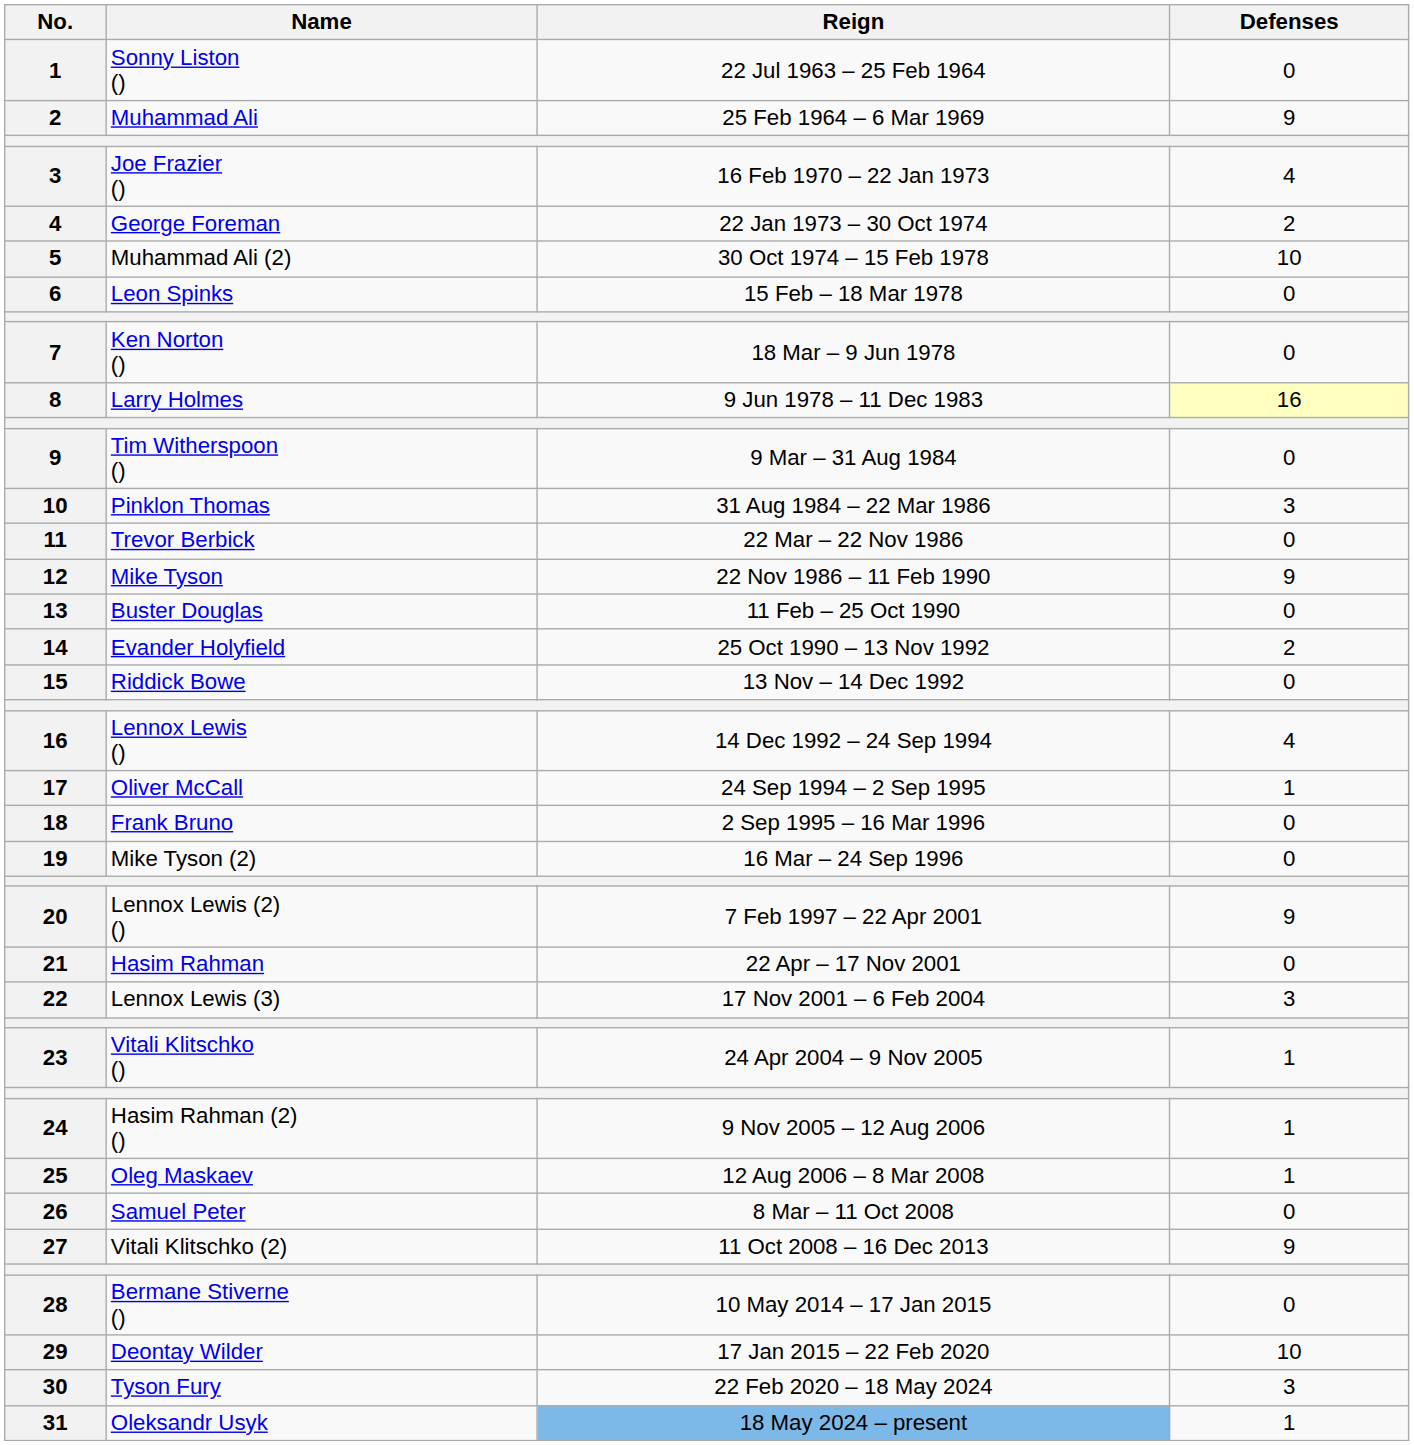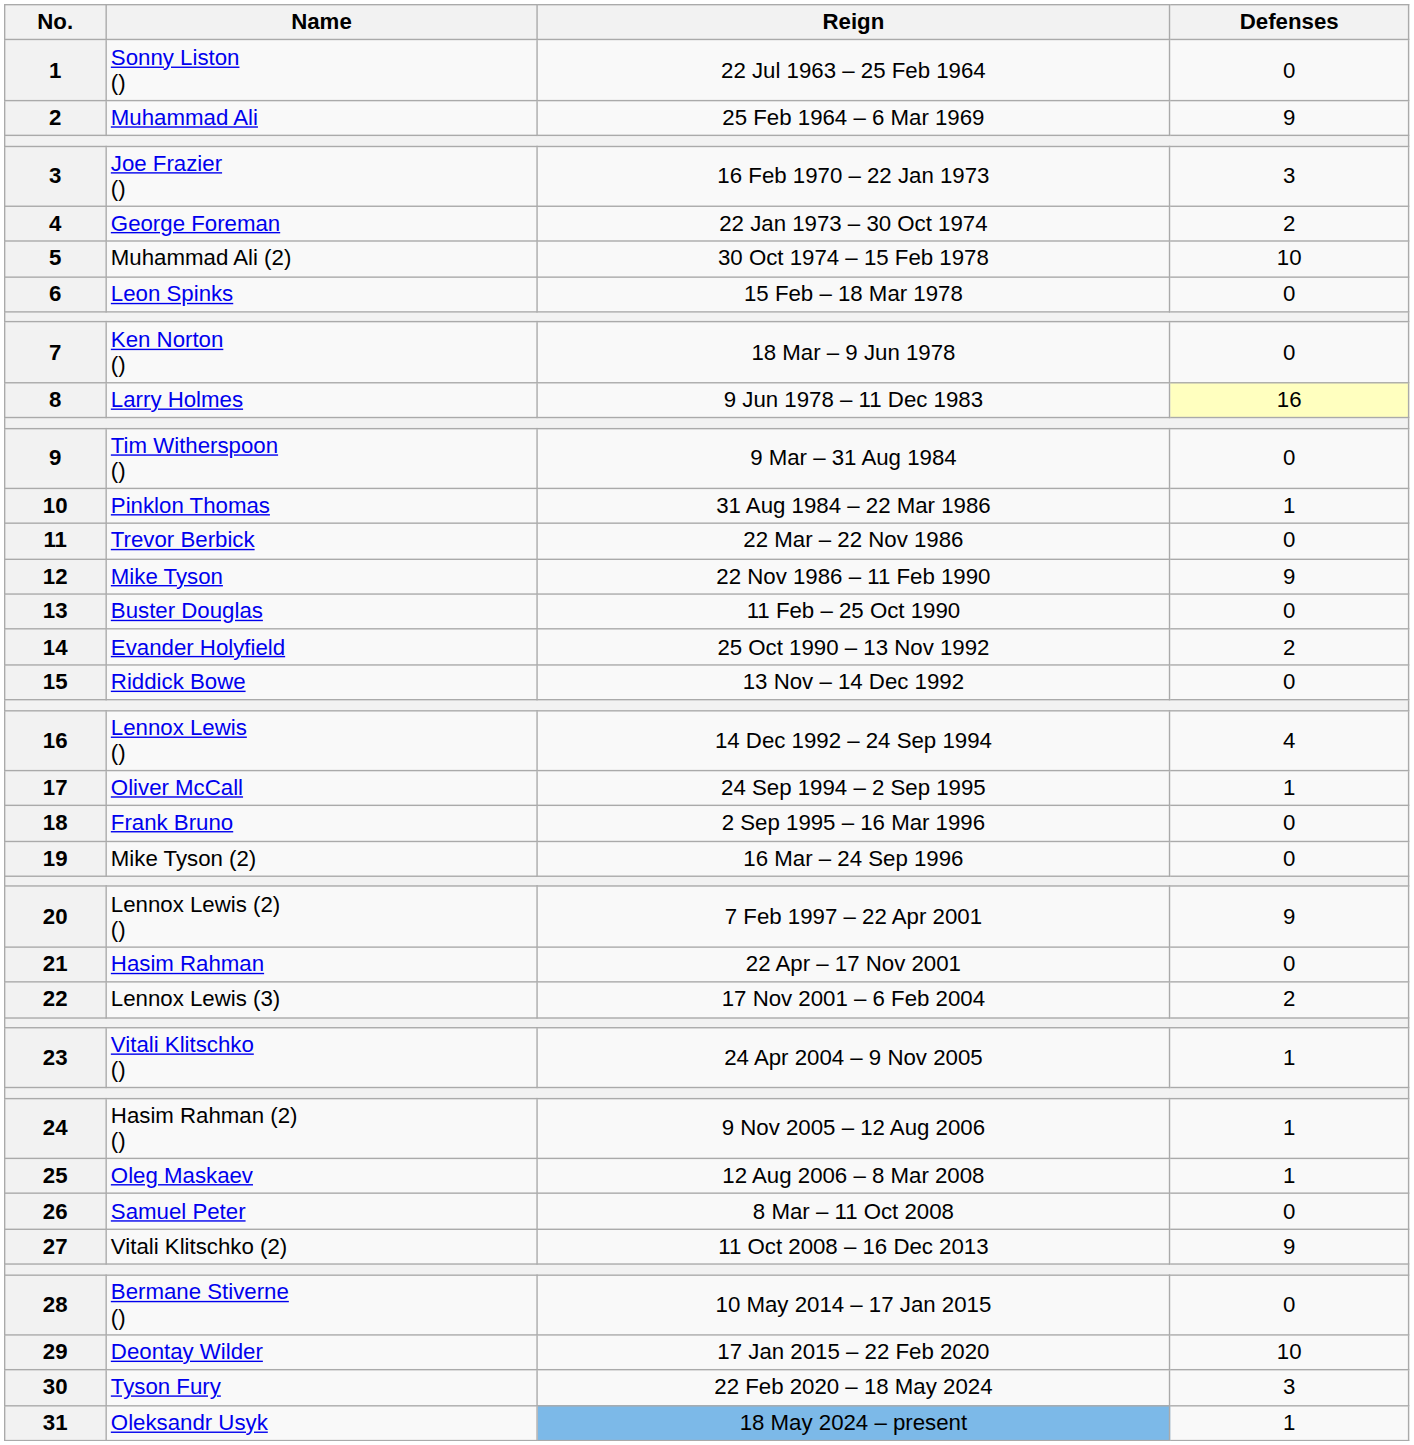(1289, 175) 4 -> (1289, 175) 3
(1289, 505) 3 -> (1289, 505) 1
(1289, 999) 3 -> (1289, 999) 2
